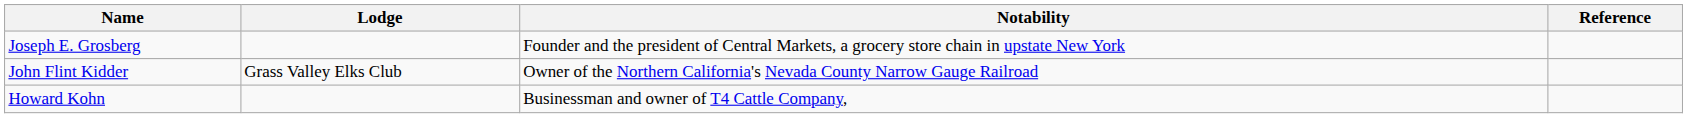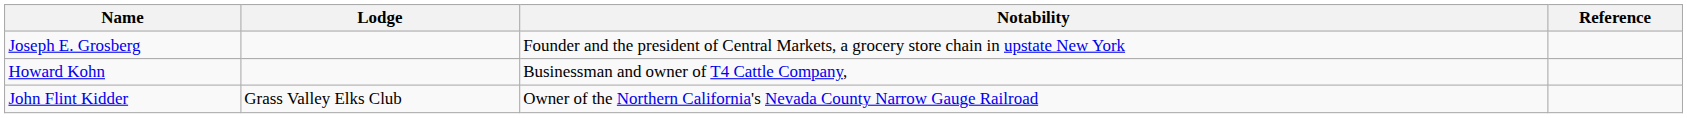rows swapped: (68, 71) <-> (57, 98)
